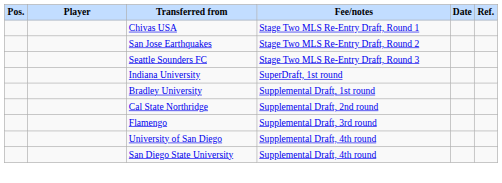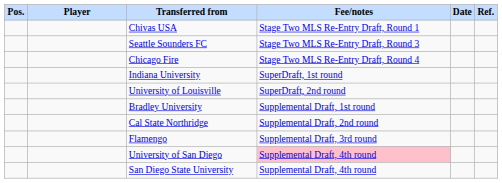- row: (170, 44)
+ row: (154, 59)
+ row: (175, 91)
(318, 138) no background -> (318, 154) pink background
